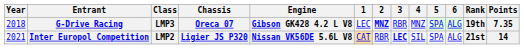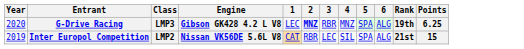- column: (214, 11)
(16, 24) 2018 -> (16, 24) 2020
(503, 24) 7.35 -> (432, 24) 6.25
(16, 38) 2021 -> (16, 38) 2019
(400, 38) bold -> (329, 38) normal
(503, 38) 14 -> (432, 38) 15
